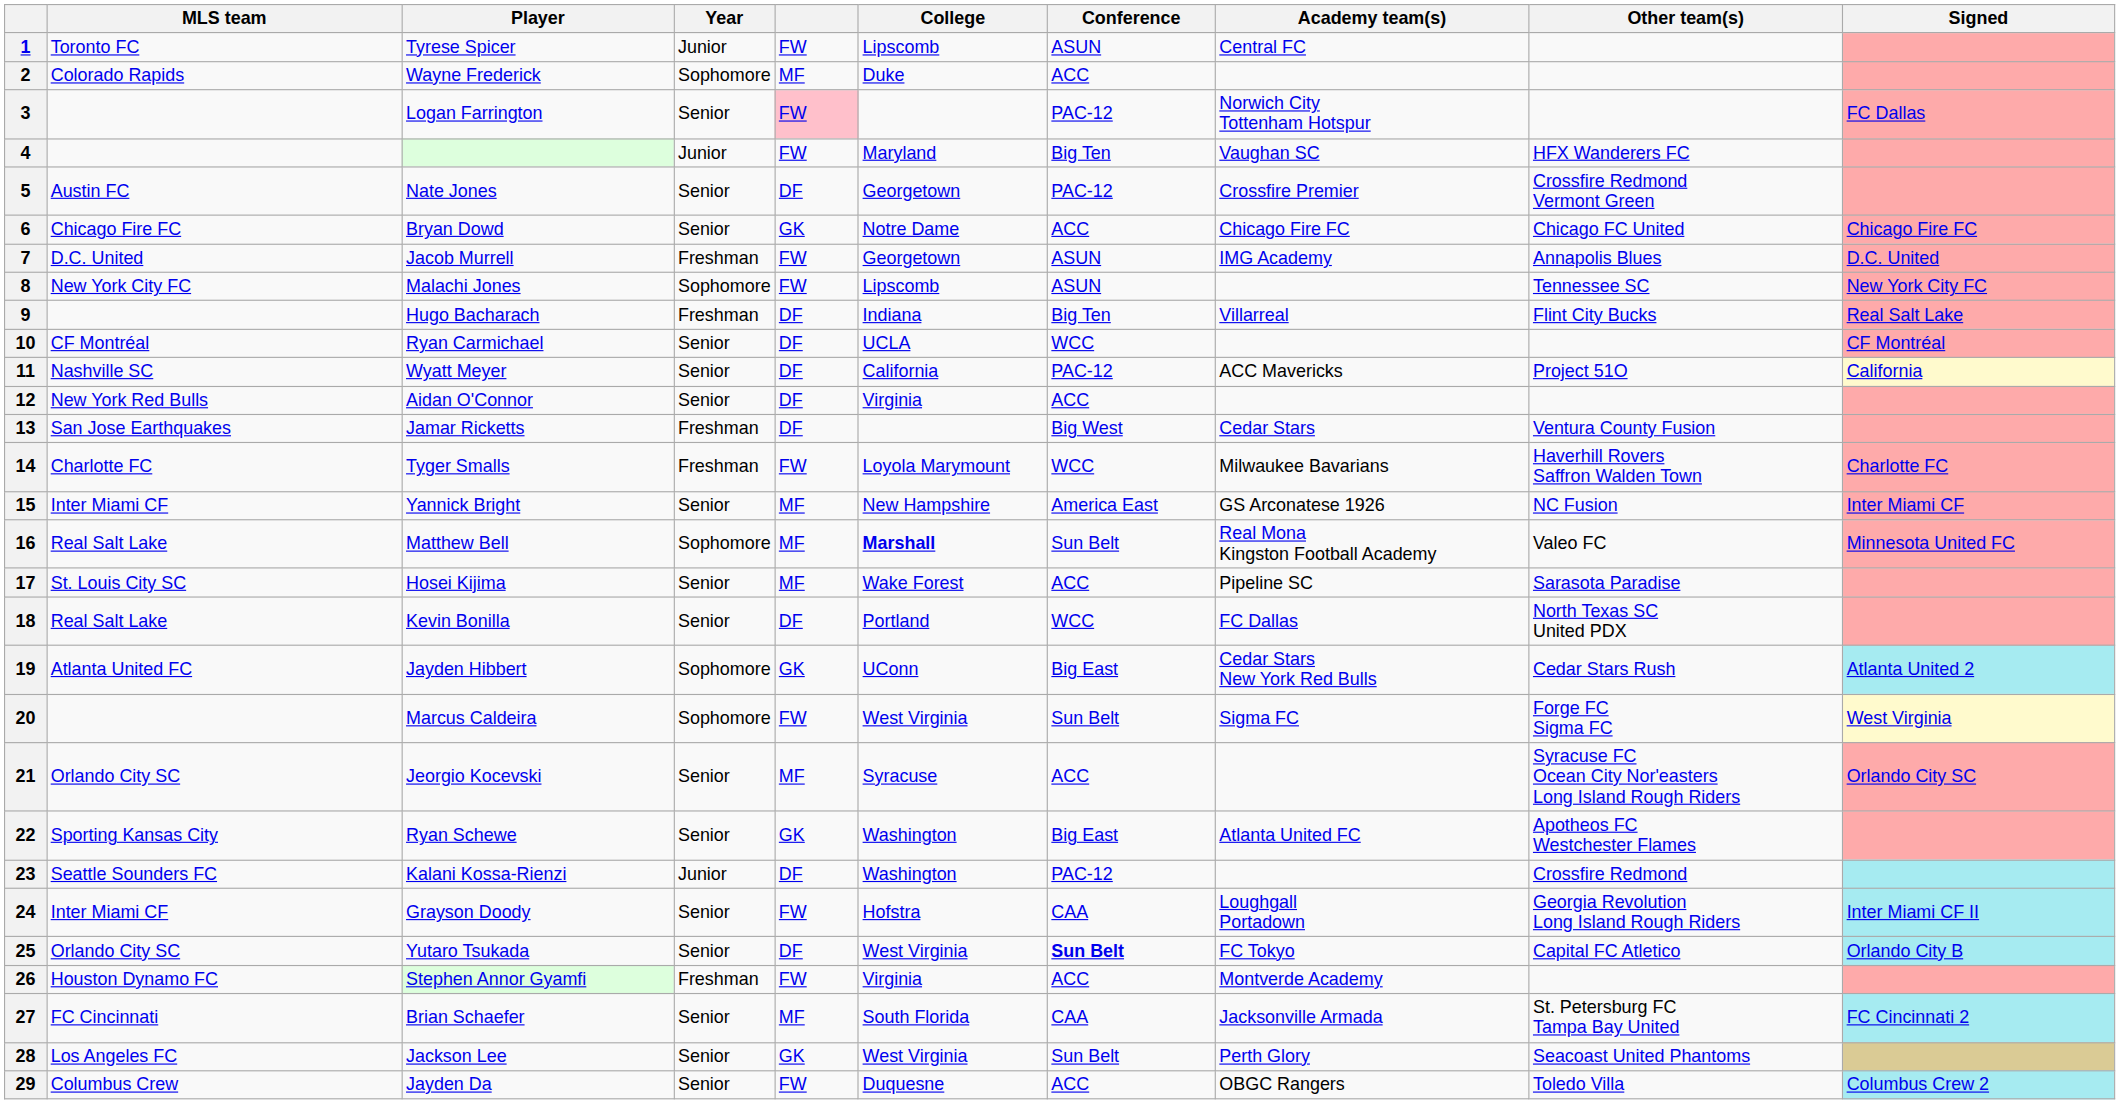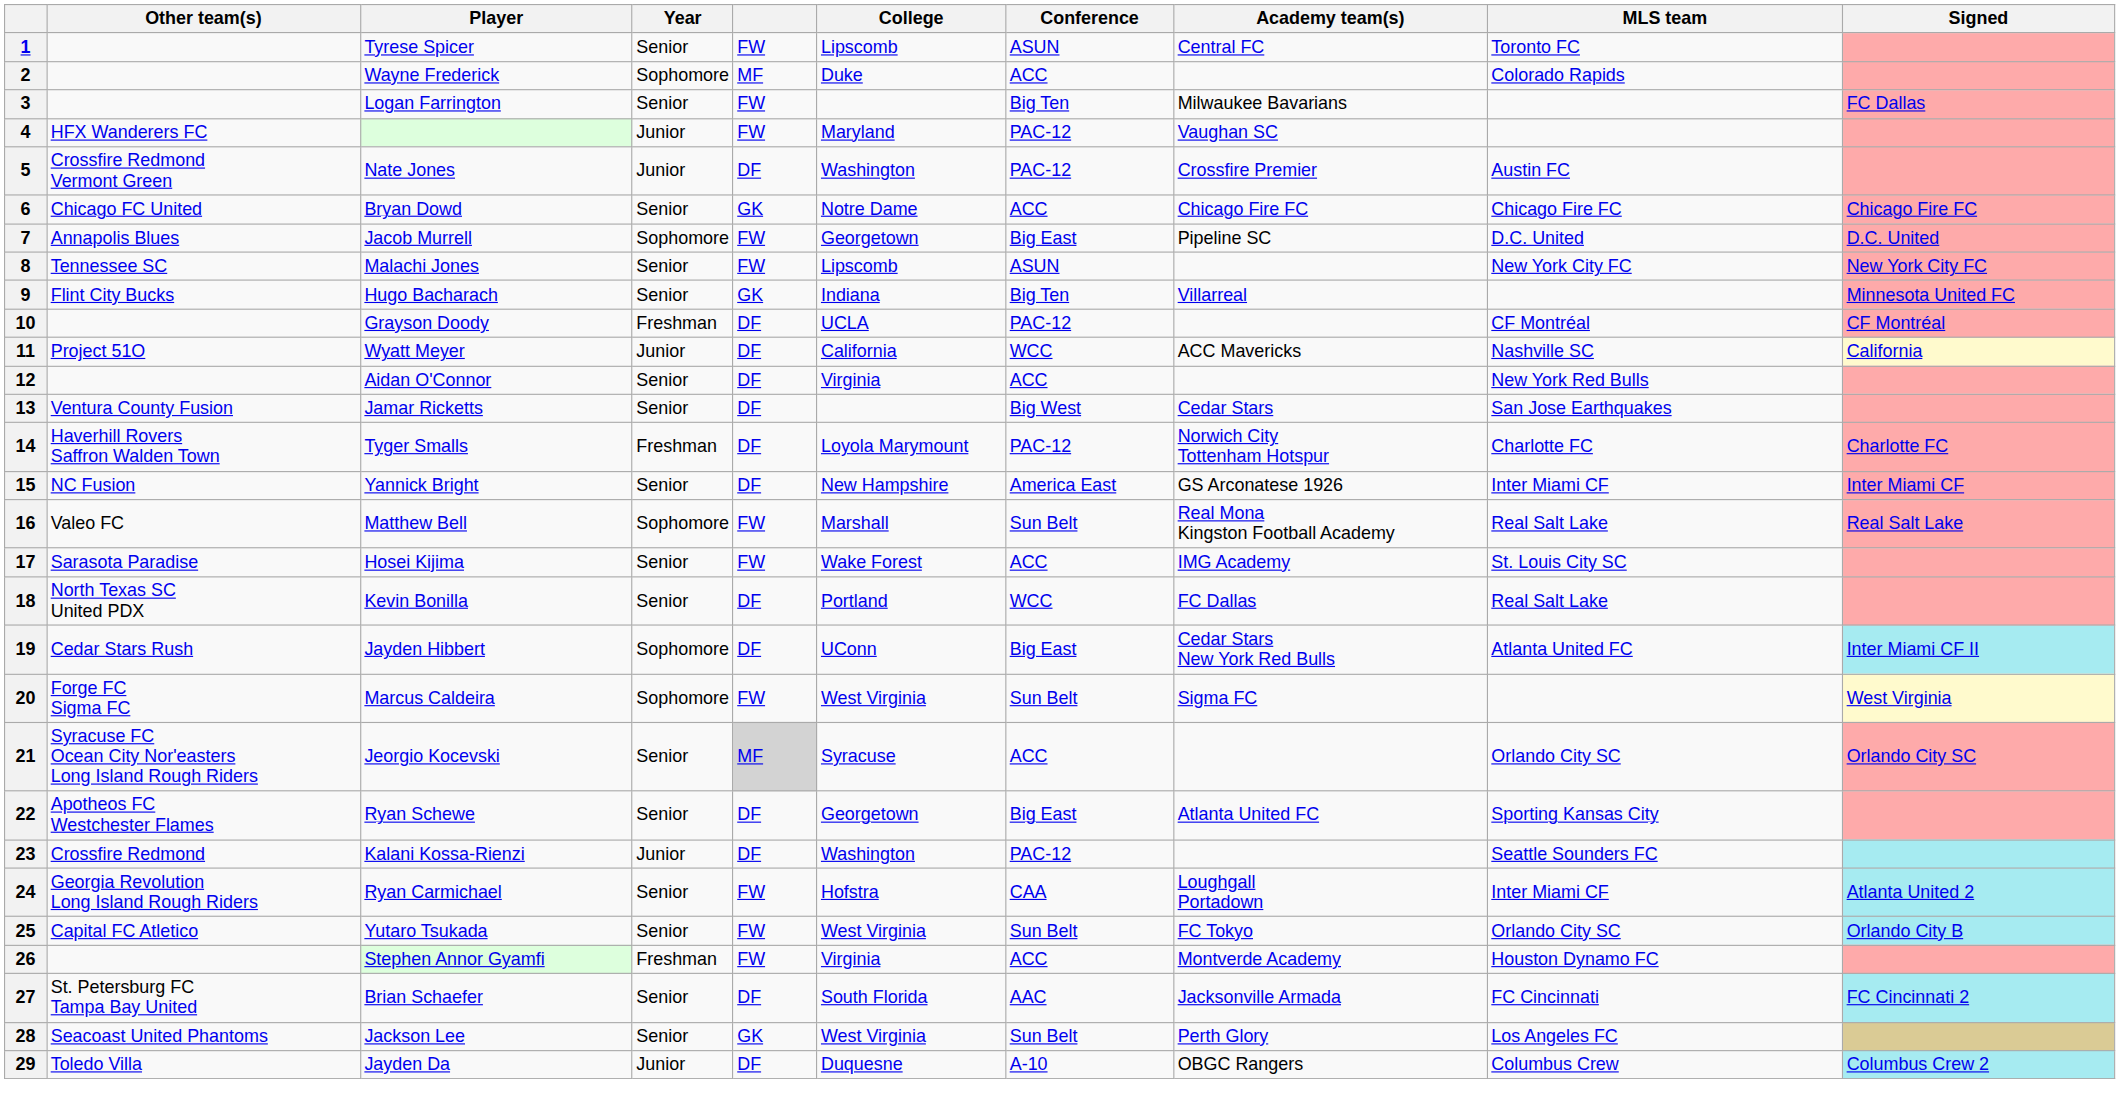columns swapped: (224, 18) <-> (1686, 18)
(702, 47) Junior -> (662, 47) Senior
(793, 114) pink background -> (751, 103) no background
(1082, 114) PAC-12 -> (1039, 103) Big Ten
(1295, 114) Norwich City Tottenham Hotspur -> (1262, 103) Milwaukee Bavarians
(1081, 152) Big Ten -> (1040, 132) PAC-12
(704, 191) Senior -> (661, 170) Junior
(911, 191) Georgetown -> (868, 170) Washington
(718, 257) Freshman -> (683, 237) Sophomore
(1076, 257) ASUN -> (1043, 237) Big East
(1276, 257) IMG Academy -> (1224, 237) Pipeline SC
(724, 286) Sophomore -> (662, 266) Senior
(718, 314) Freshman -> (662, 294) Senior
(791, 314) DF -> (750, 294) GK
(1905, 314) Real Salt Lake -> (1931, 294) Minnesota United FC
(475, 343) Ryan Carmichael -> (427, 323) Grayson Doody
(704, 343) Senior -> (677, 323) Freshman
(1073, 343) WCC -> (1040, 323) PAC-12
(704, 371) Senior -> (661, 351) Junior
(1082, 371) PAC-12 -> (1031, 351) WCC
(718, 428) Freshman -> (662, 408) Senior
(793, 466) FW -> (749, 446) DF
(1073, 466) WCC -> (1040, 446) PAC-12
(1304, 466) Milwaukee Bavarians -> (1253, 446) Norwich City Tottenham Hotspur
(792, 505) MF -> (749, 485) DF
(792, 543) MF -> (751, 523) FW
(899, 543) bold -> (855, 523) normal
(1931, 543) Minnesota United FC -> (1905, 523) Real Salt Lake
(792, 582) MF -> (751, 562) FW
(1266, 582) Pipeline SC -> (1234, 562) IMG Academy
(792, 669) GK -> (749, 649) DF
(1910, 669) Atlanta United 2 -> (1913, 649) Inter Miami CF II
(792, 776) no background -> (750, 756) lightgrey background
(792, 835) GK -> (749, 815) DF
(910, 835) Washington -> (870, 815) Georgetown
(468, 912) Grayson Doody -> (433, 892) Ryan Carmichael
(1913, 912) Inter Miami CF II -> (1910, 892) Atlanta United 2
(791, 950) DF -> (751, 930) FW
(1088, 950) bold -> (1044, 930) normal
(792, 1017) MF -> (749, 997) DF
(1070, 1017) CAA -> (1028, 997) AAC
(704, 1084) Senior -> (661, 1064) Junior
(793, 1084) FW -> (749, 1064) DF
(1070, 1084) ACC -> (1029, 1064) A-10
